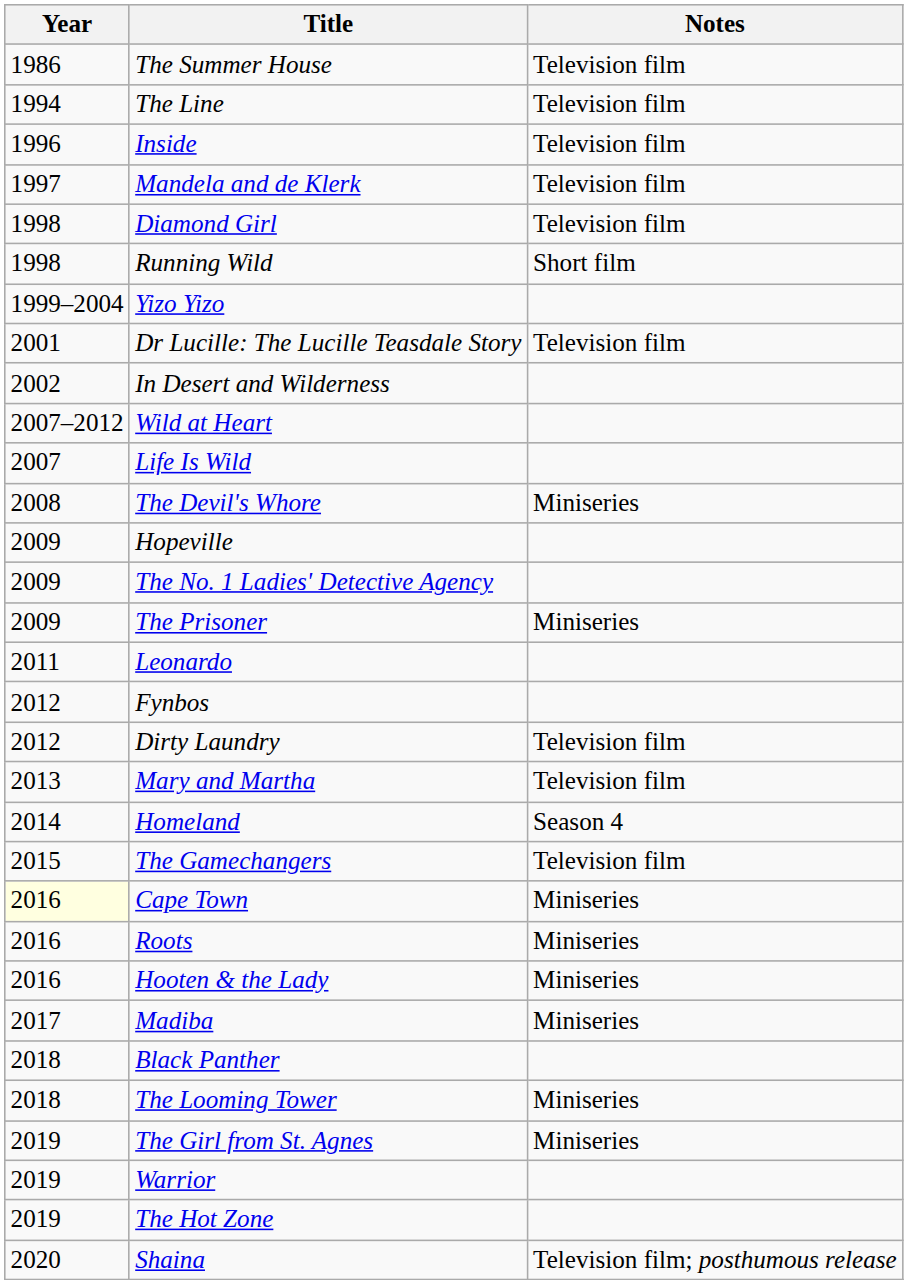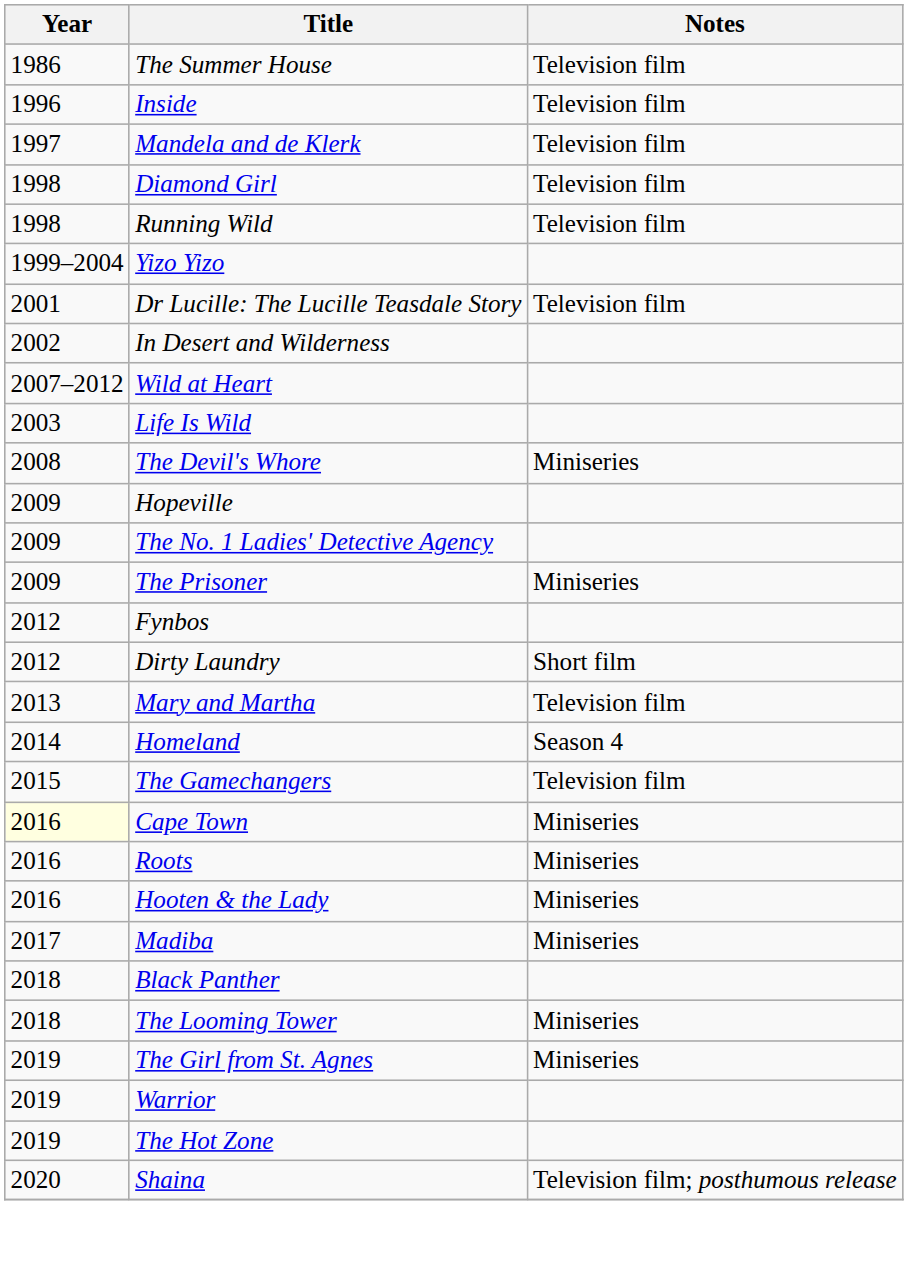- row: (180, 104)
(584, 263) Short film -> (609, 223) Television film
(36, 462) 2007 -> (36, 422) 2003
- row: (184, 661)
(609, 741) Television film -> (584, 661) Short film
